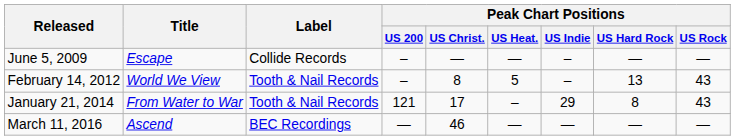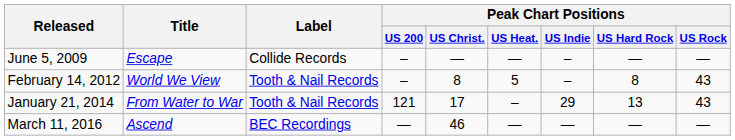(635, 80) 13 -> (635, 80) 8
(635, 102) 8 -> (635, 102) 13
